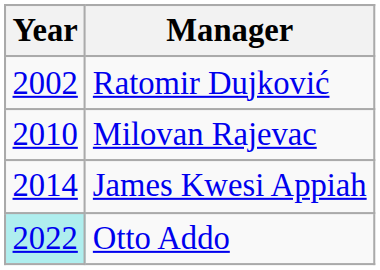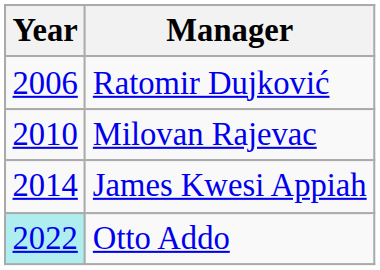(45, 82) 2002 -> (45, 82) 2006
